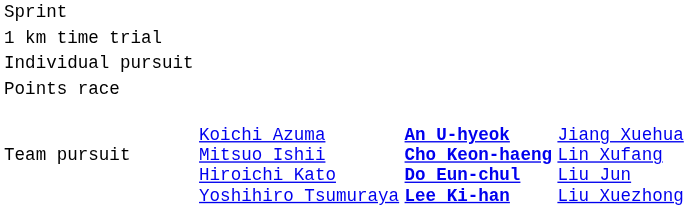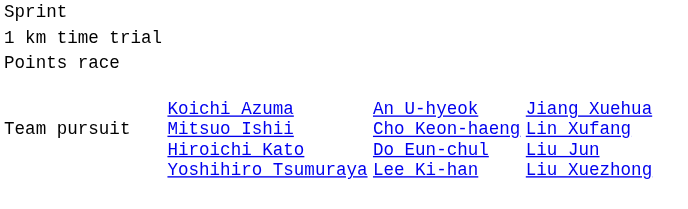- row: (99, 63)
(478, 165) bold -> (447, 140) normal
